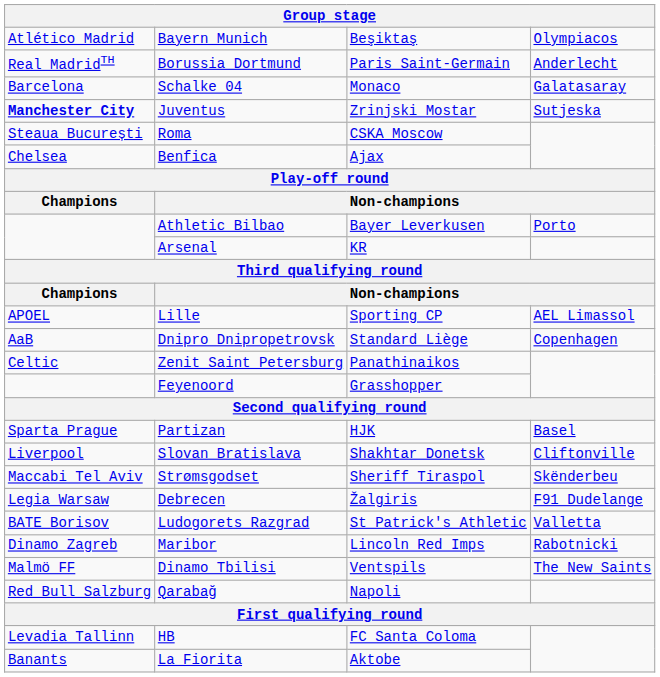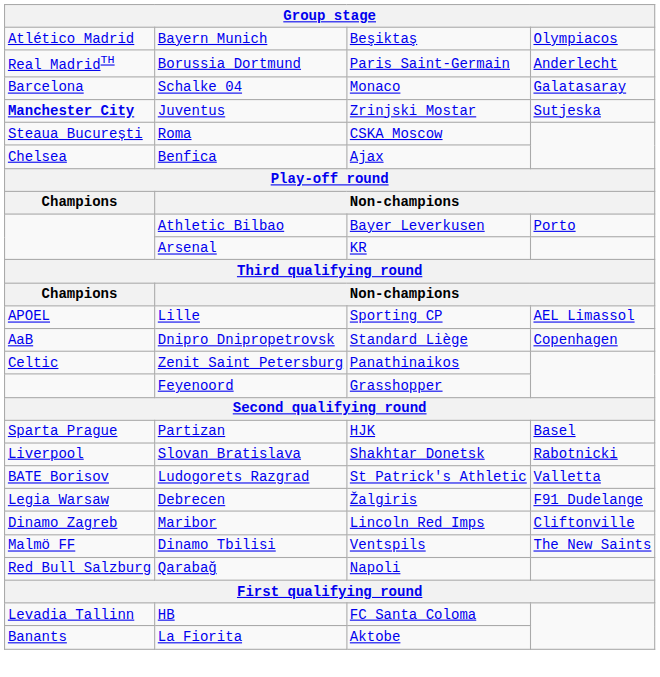(584, 454) Cliftonville -> (576, 454) Rabotnicki
- row: (208, 477)
rows swapped: (234, 523) <-> (192, 500)
(576, 546) Rabotnicki -> (584, 523) Cliftonville
